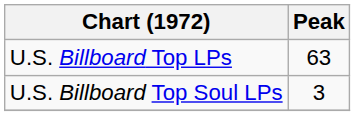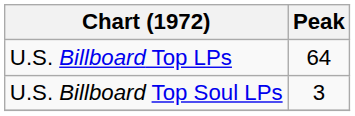(319, 57) 63 -> (319, 57) 64
